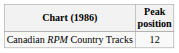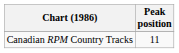(155, 39) 12 -> (155, 39) 11
